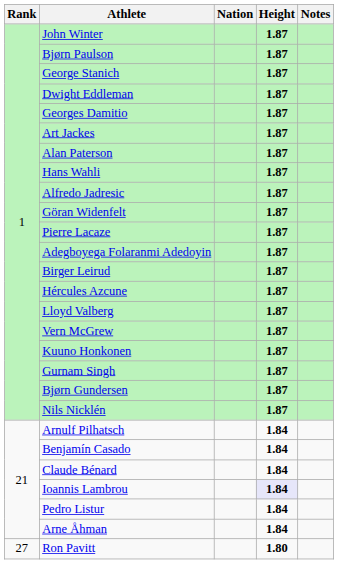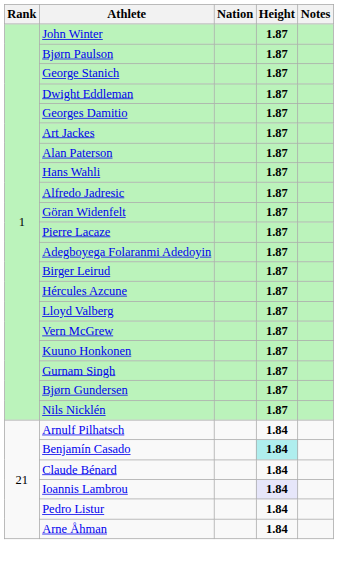(277, 449) no background -> (277, 449) paleturquoise background
- row: (69, 548)
